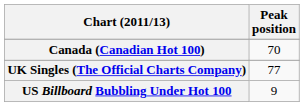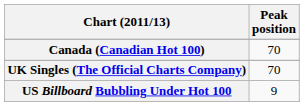(274, 70) 77 -> (274, 70) 70
